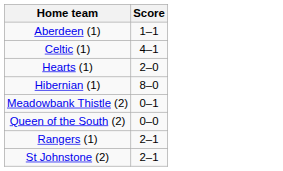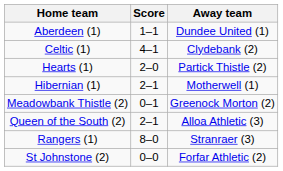+ column: (222, 13)
(149, 85) 8–0 -> (149, 85) 2–1
(149, 121) 0–0 -> (149, 121) 2–1
(149, 139) 2–1 -> (149, 139) 8–0
(149, 157) 2–1 -> (149, 157) 0–0
